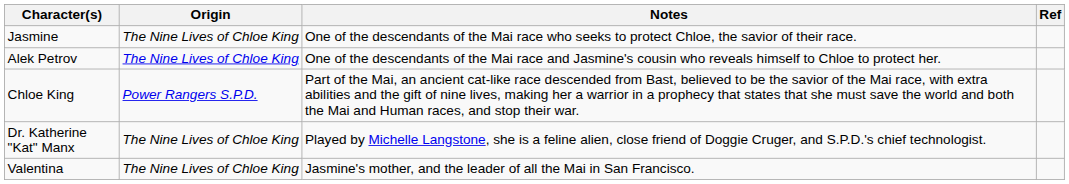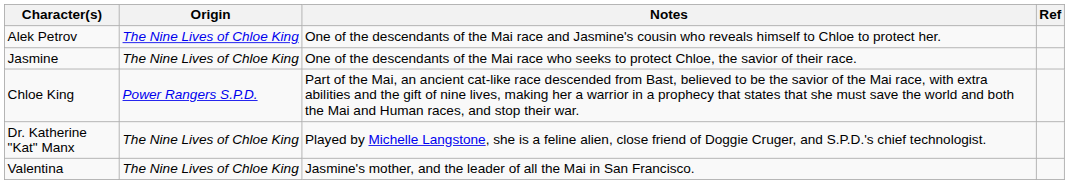rows swapped: (42, 58) <-> (33, 36)
